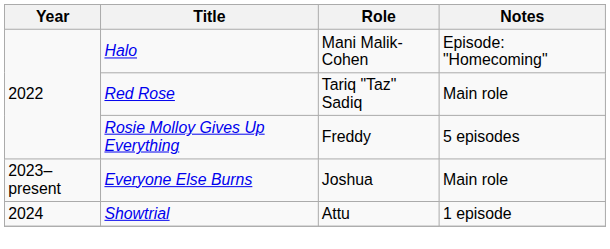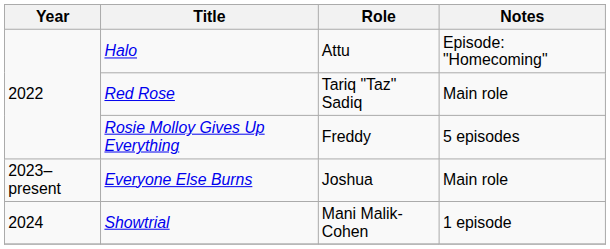(362, 51) Mani Malik-Cohen -> (336, 51) Attu
(336, 213) Attu -> (362, 222) Mani Malik-Cohen
